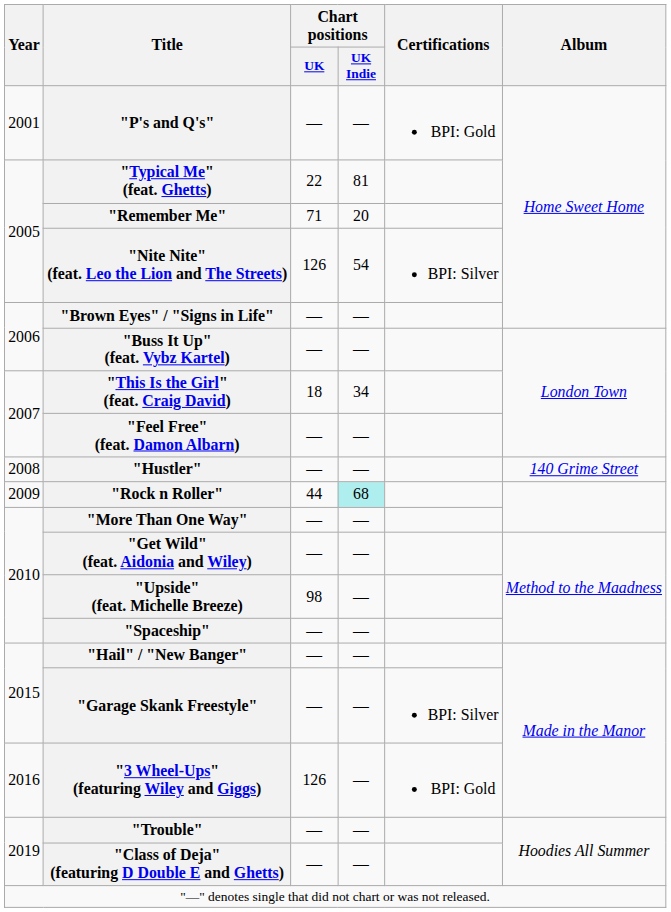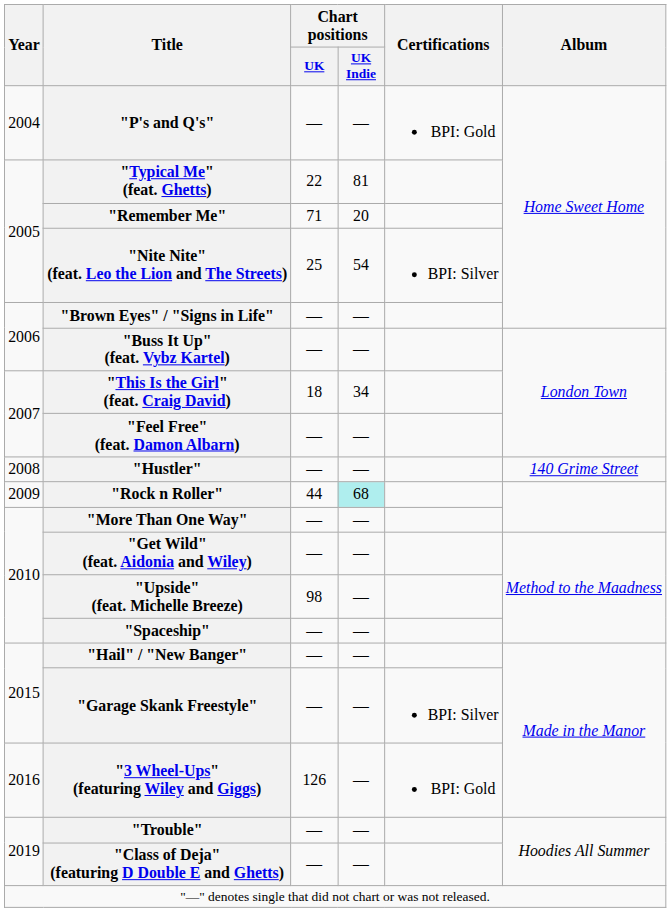(24, 122) 2001 -> (24, 122) 2004
(314, 265) 126 -> (314, 265) 25
